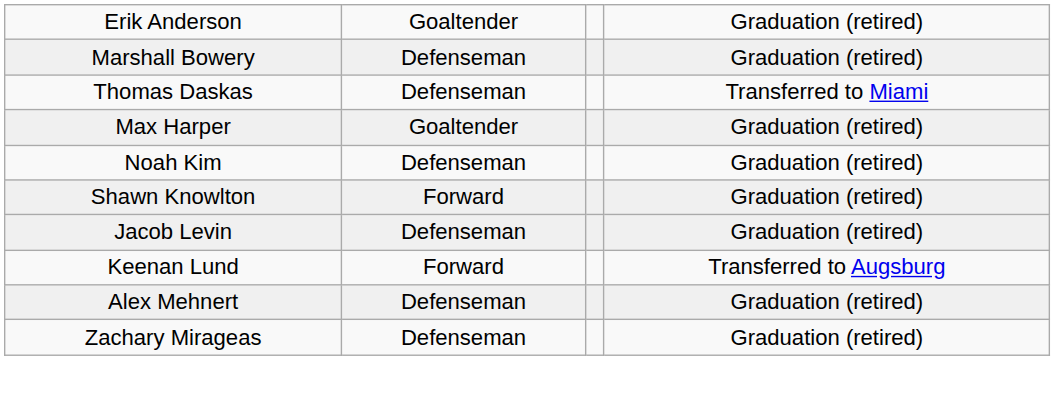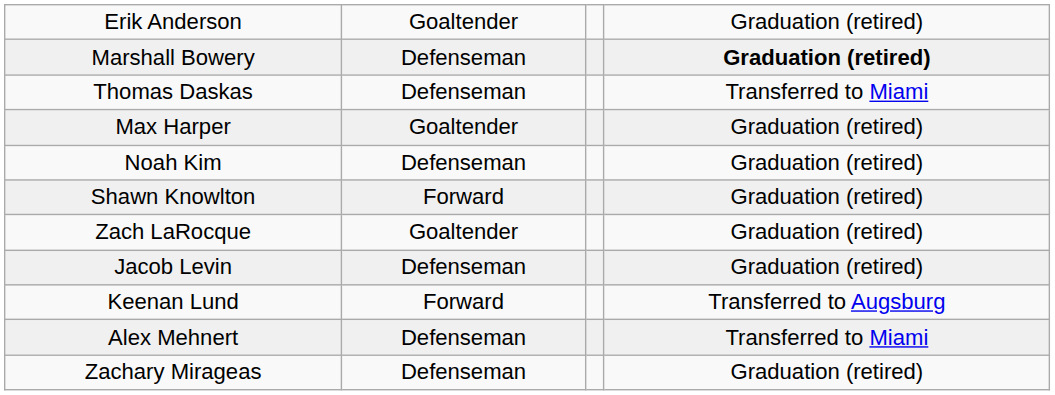(827, 57) normal -> (827, 57) bold
+ row: (173, 232)
(827, 302) Graduation (retired) -> (827, 337) Transferred to Miami
